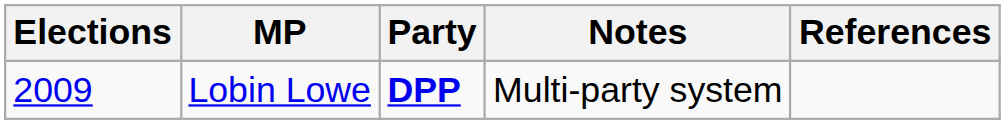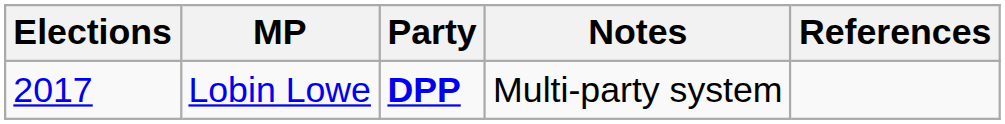(53, 89) 2009 -> (53, 89) 2017
